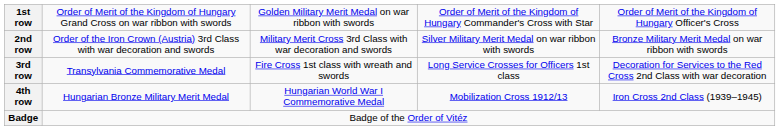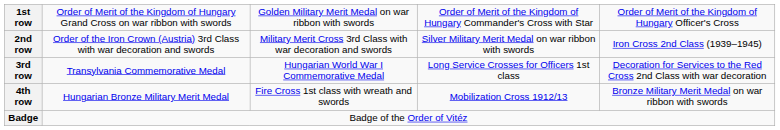(687, 44) Bronze Military Merit Medal on war ribbon with swords -> (687, 44) Iron Cross 2nd Class (1939–1945)
(334, 70) Fire Cross 1st class with wreath and swords -> (334, 70) Hungarian World War I Commemorative Medal
(334, 97) Hungarian World War I Commemorative Medal -> (334, 97) Fire Cross 1st class with wreath and swords
(687, 97) Iron Cross 2nd Class (1939–1945) -> (687, 97) Bronze Military Merit Medal on war ribbon with swords
